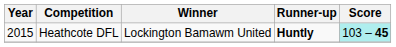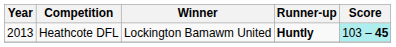(20, 32) 2015 -> (20, 32) 2013
